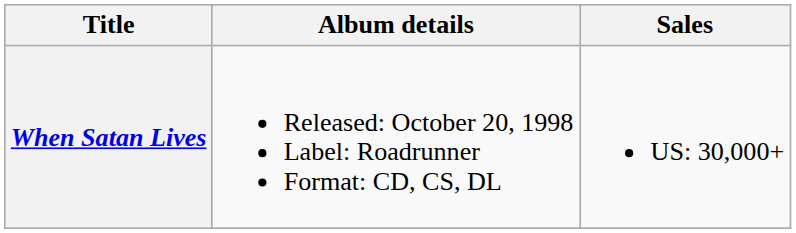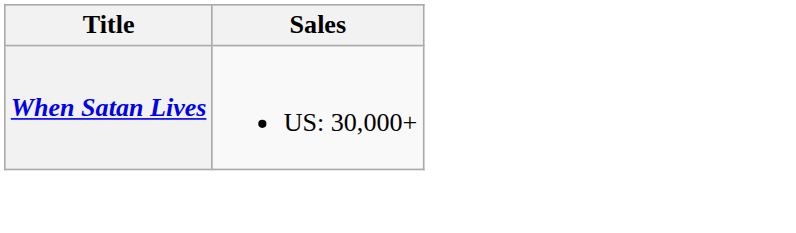- column: (396, 25)
